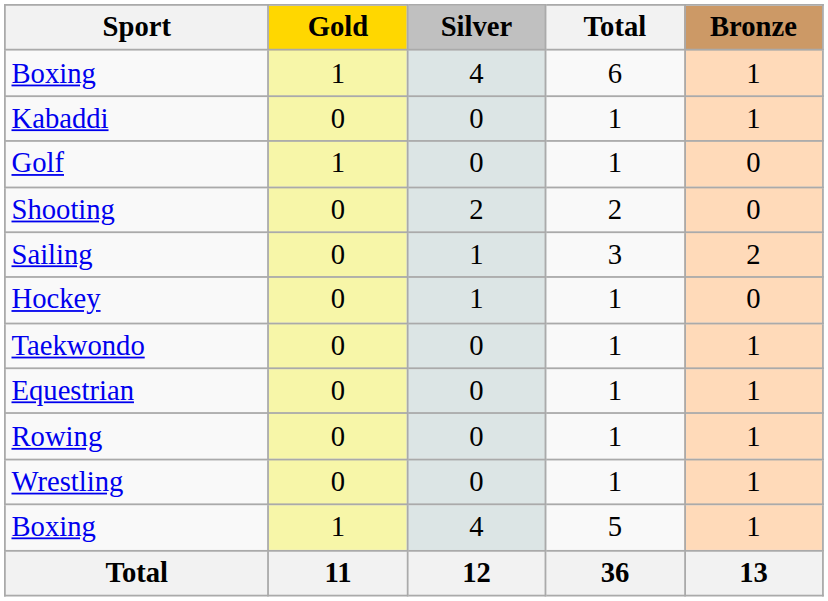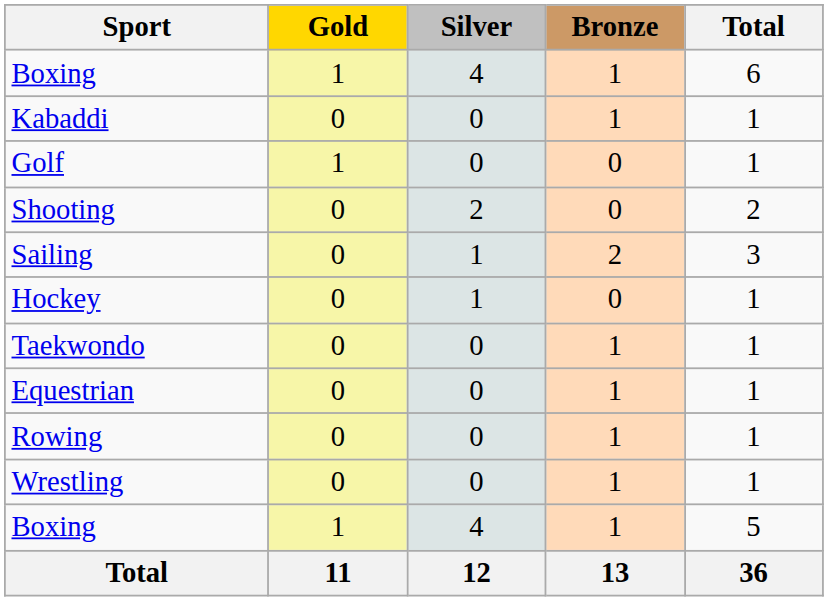columns swapped: (753, 27) <-> (615, 27)
